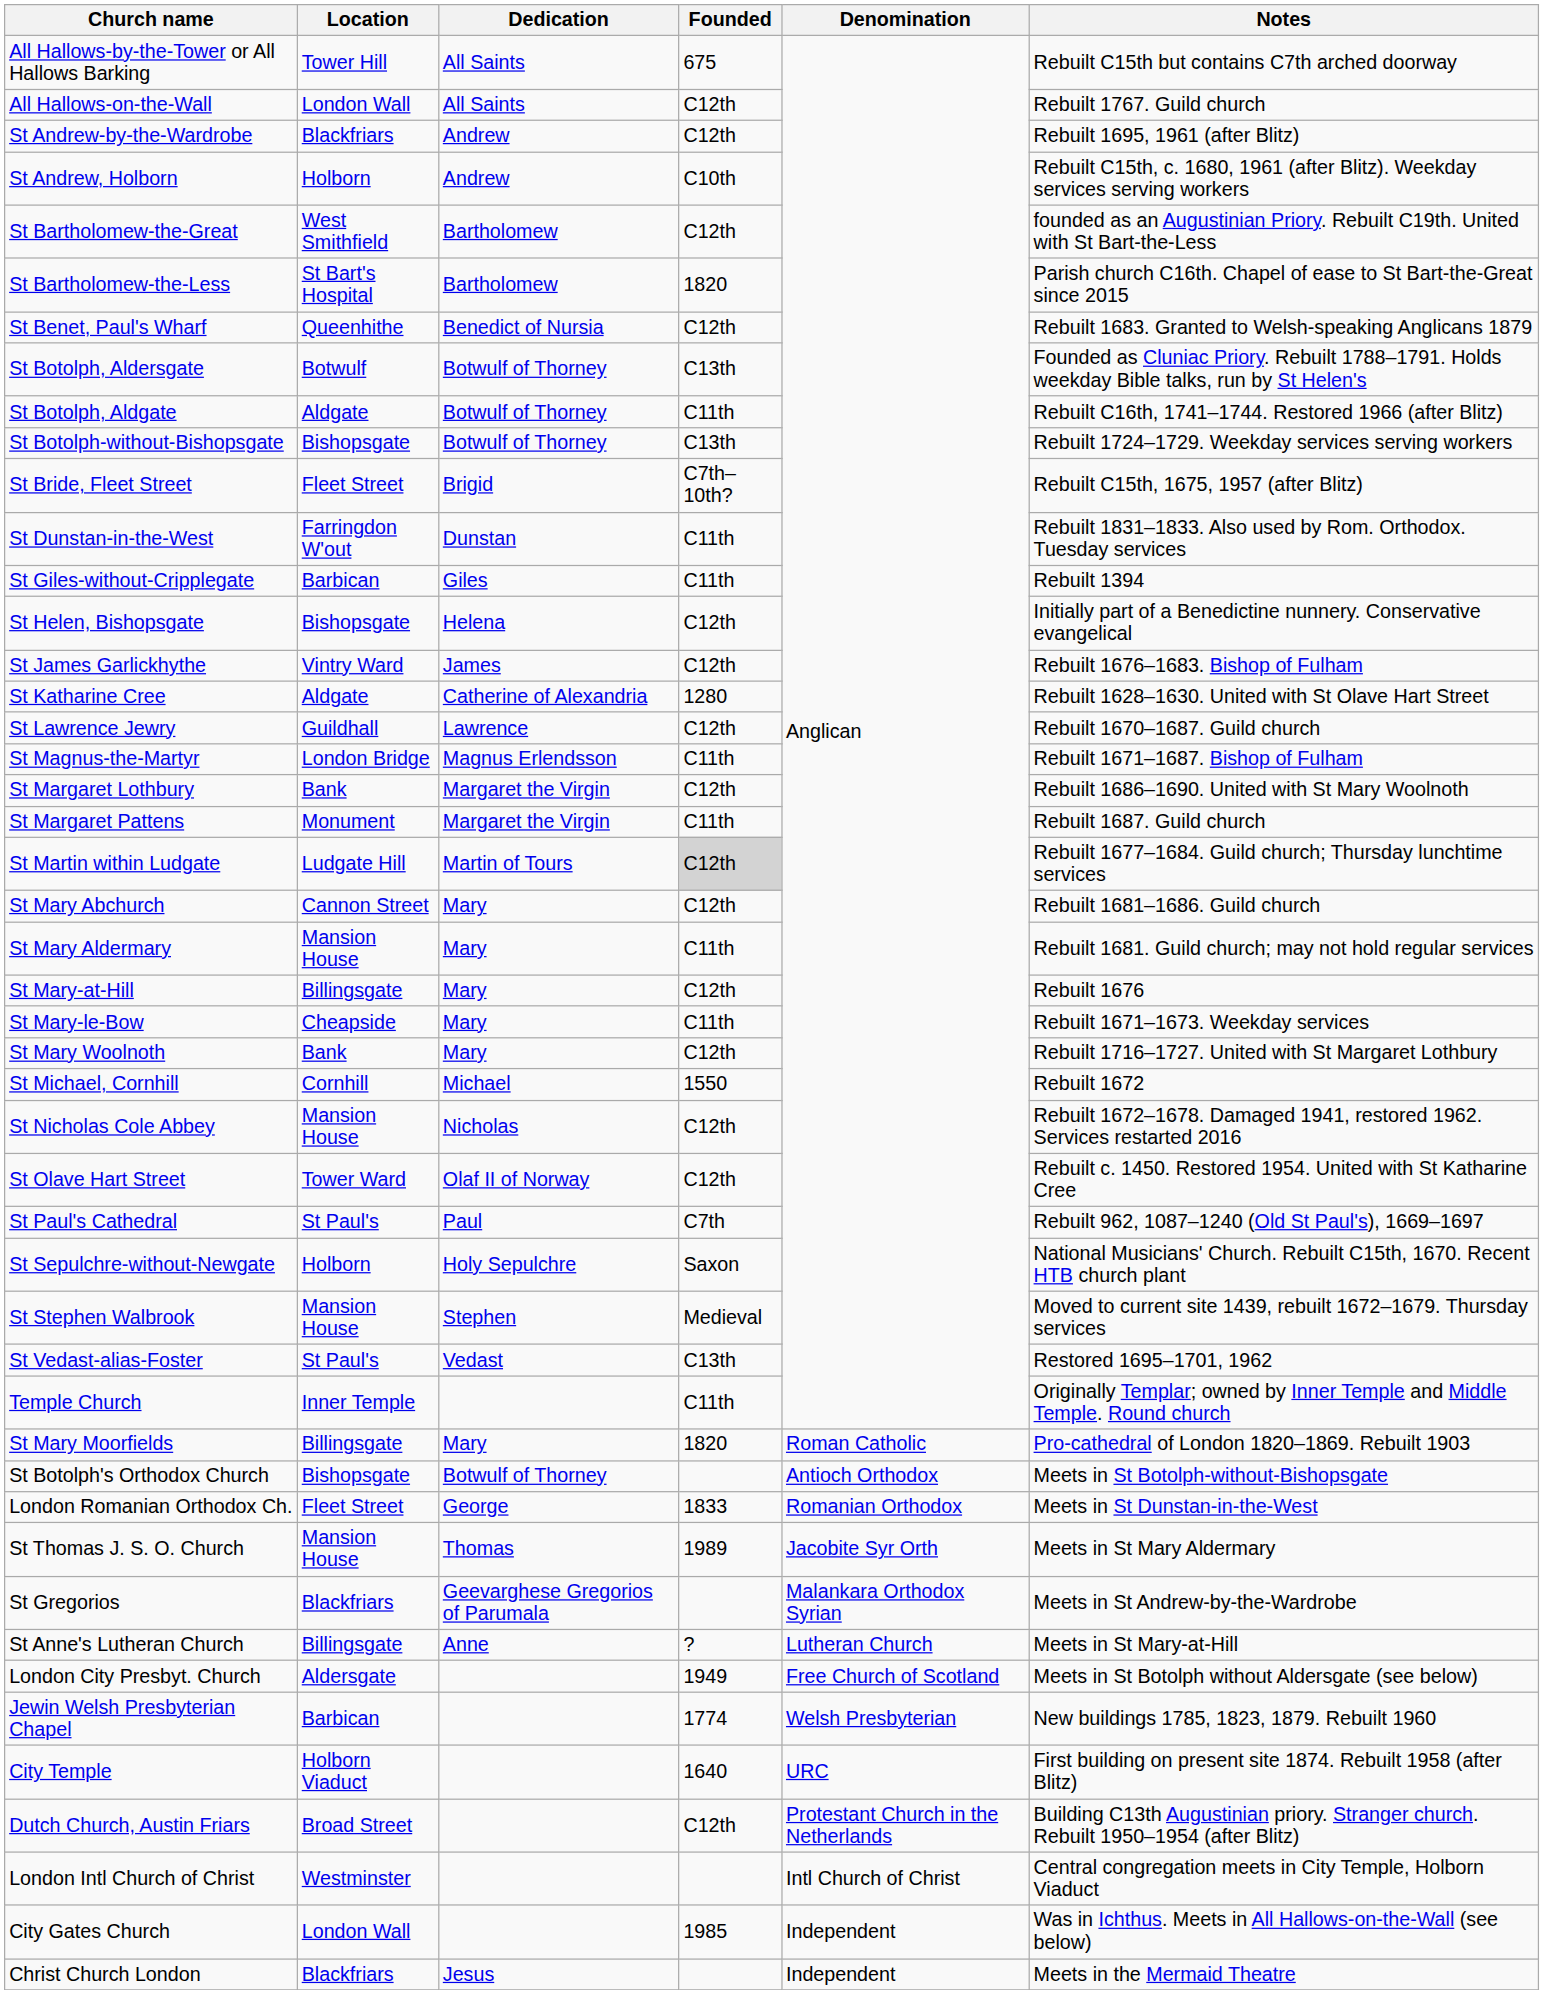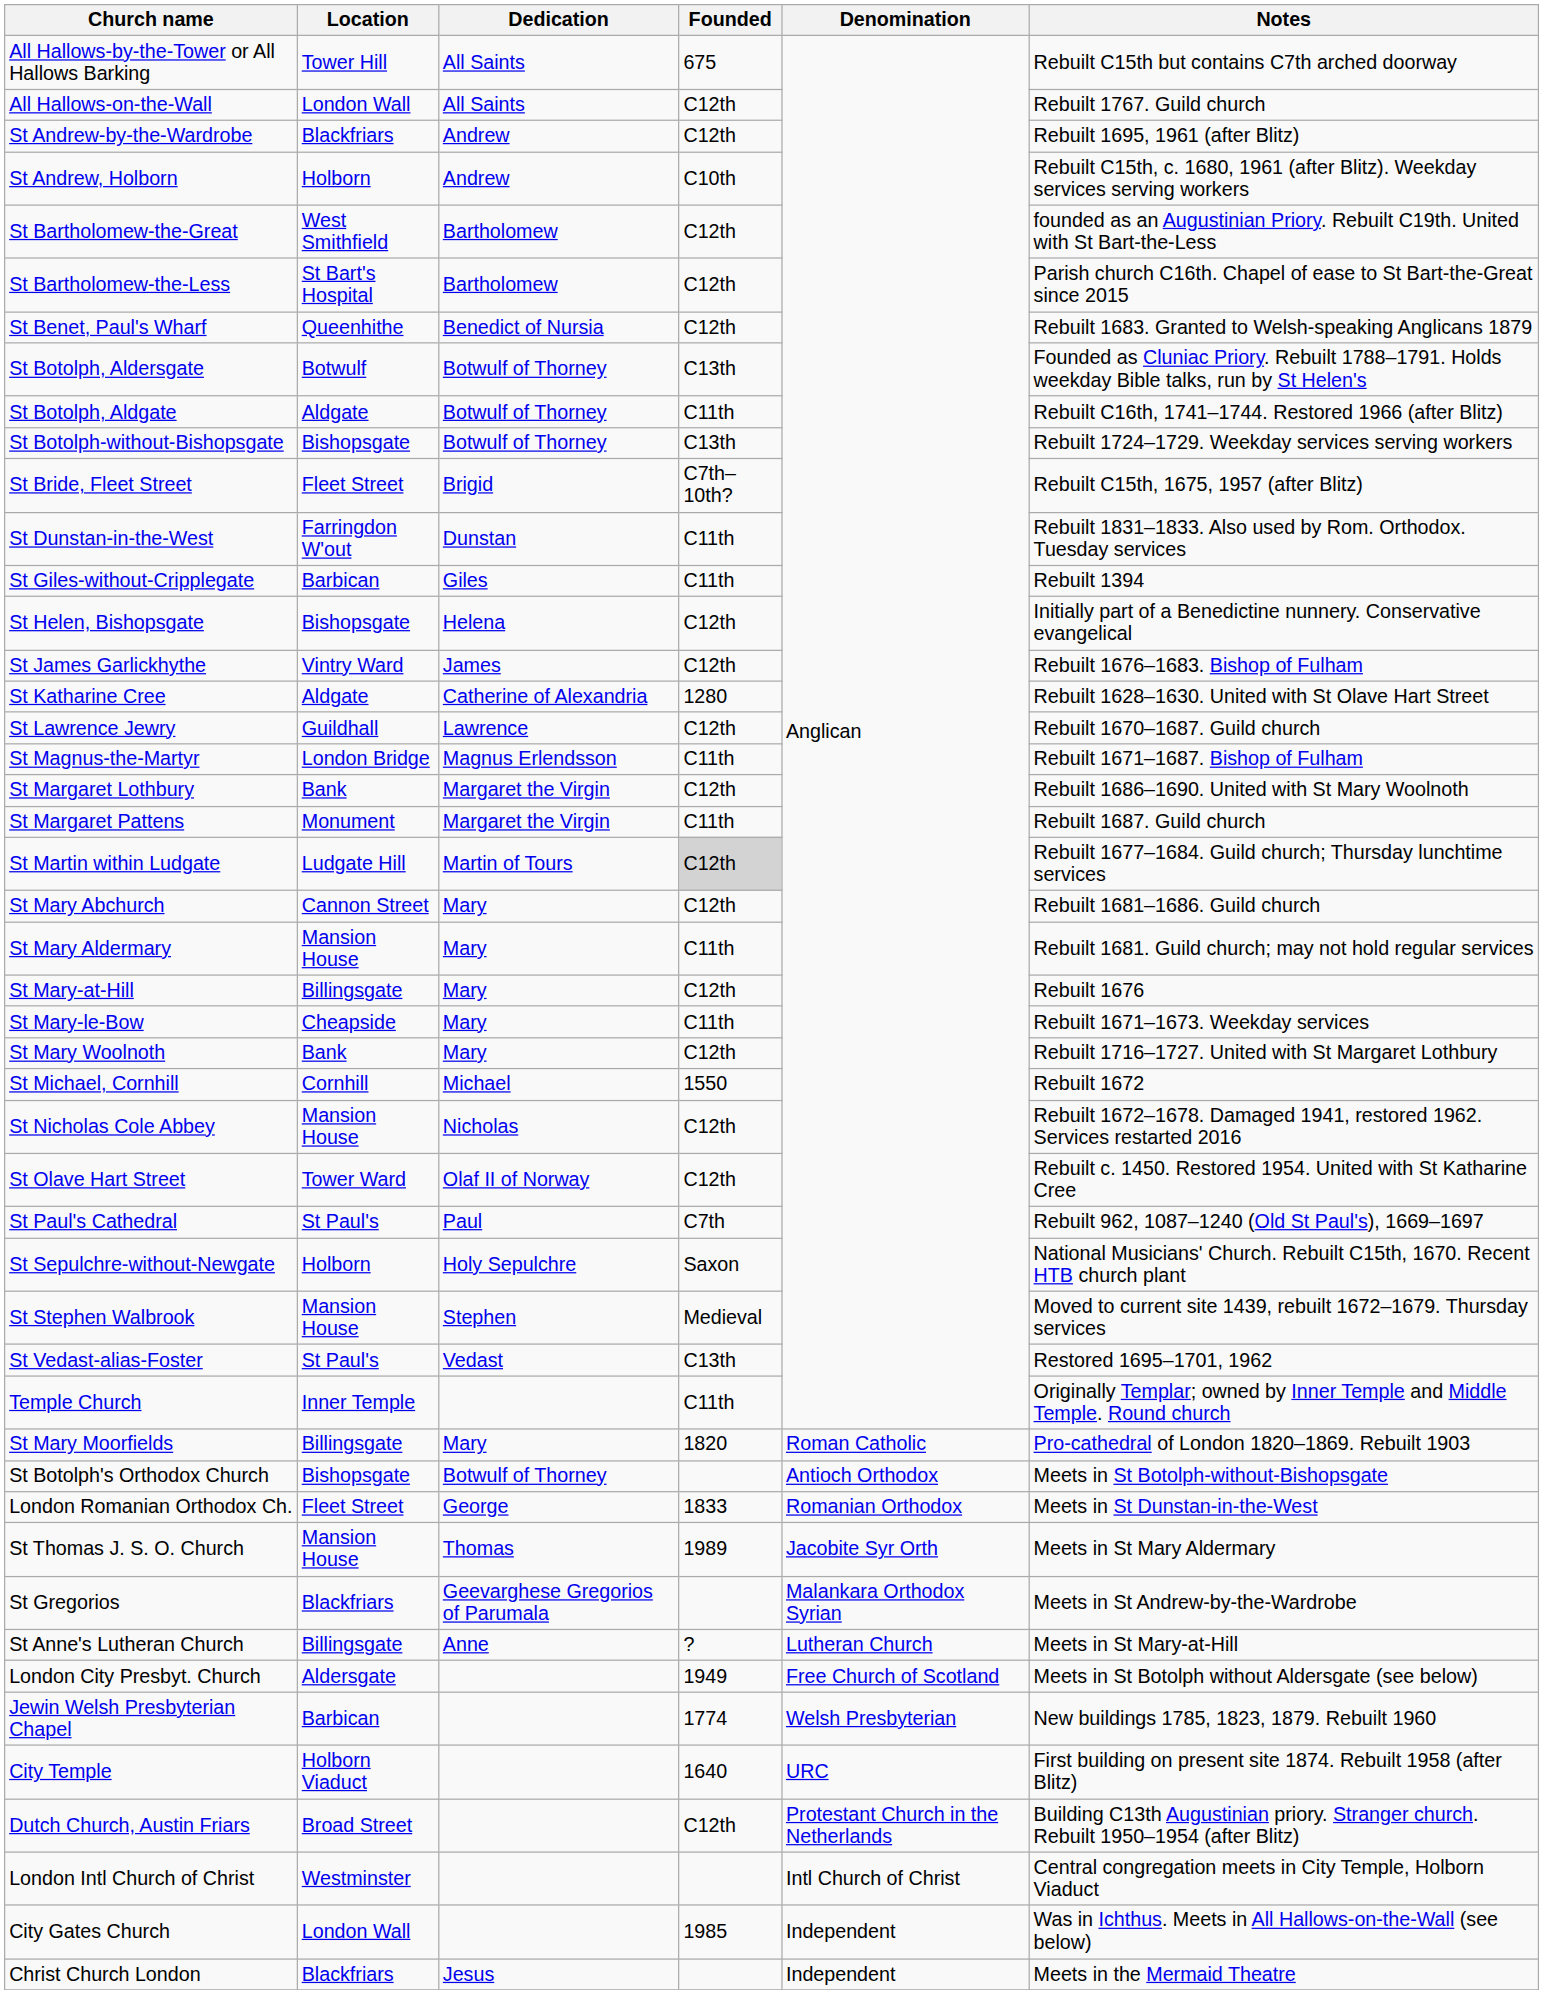(705, 284) 1820 -> (710, 284) C12th
